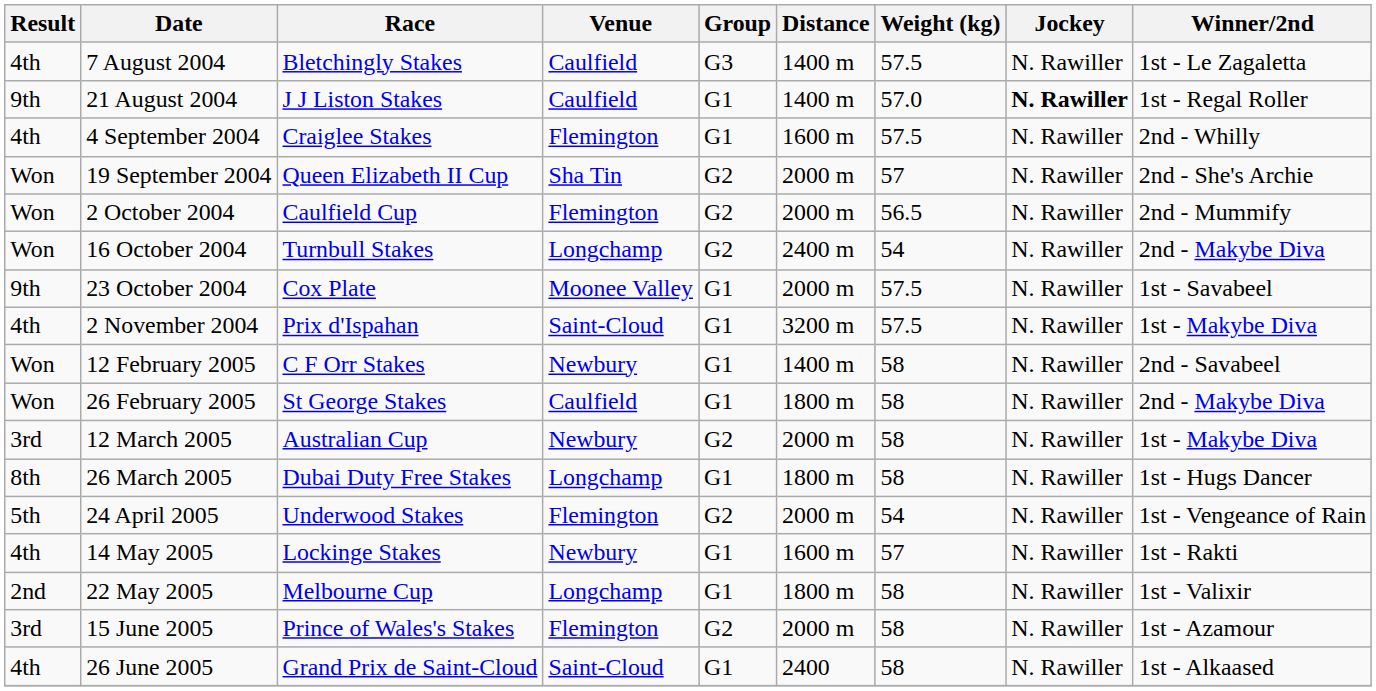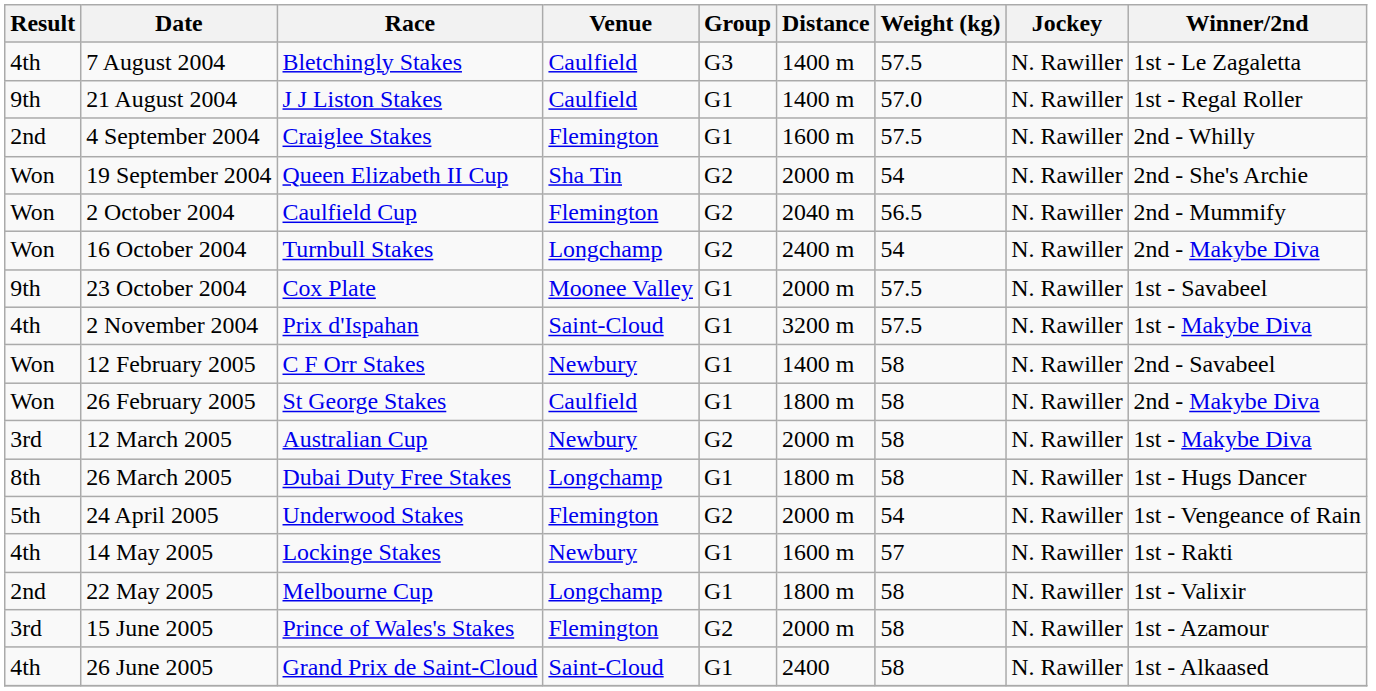(1070, 99) bold -> (1067, 99) normal
(25, 136) 4th -> (28, 136) 2nd
(892, 174) 57 -> (892, 174) 54
(818, 212) 2000 m -> (818, 212) 2040 m
